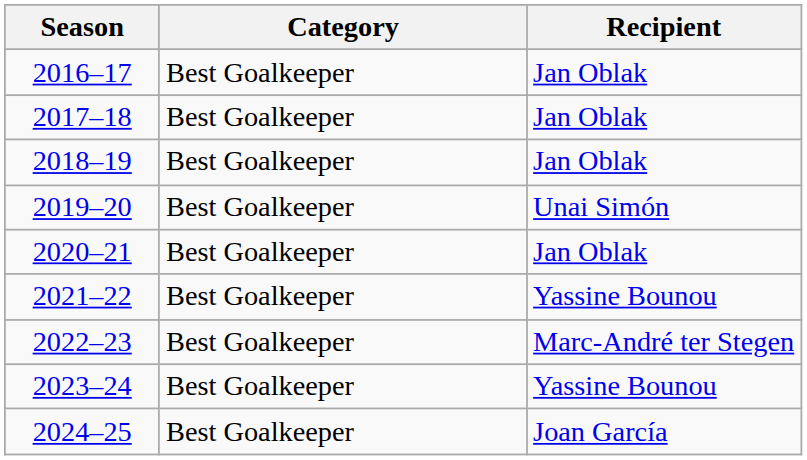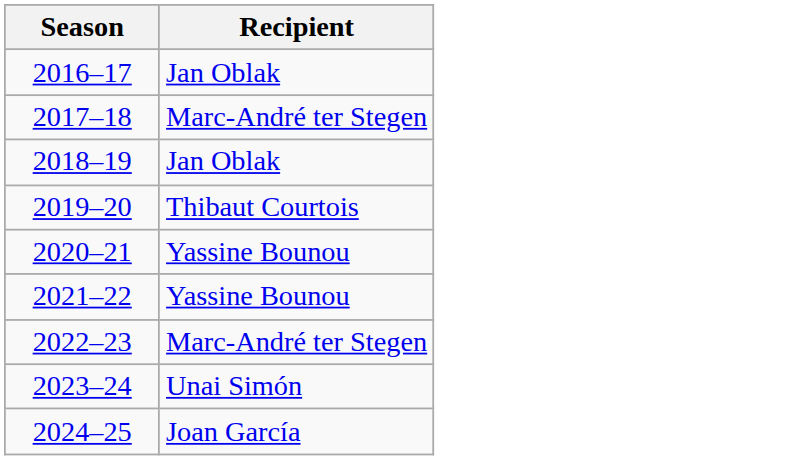- column: (343, 26)
(590, 116) Jan Oblak -> (297, 116) Marc-André ter Stegen
(601, 206) Unai Simón -> (262, 206) Thibaut Courtois
(590, 251) Jan Oblak -> (258, 251) Yassine Bounou
(625, 386) Yassine Bounou -> (234, 386) Unai Simón
